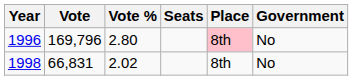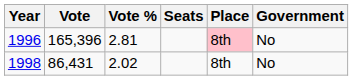(75, 39) 169,796 -> (75, 39) 165,396
(123, 39) 2.80 -> (123, 39) 2.81
(71, 63) 66,831 -> (71, 63) 86,431
